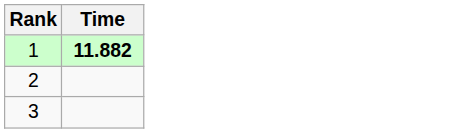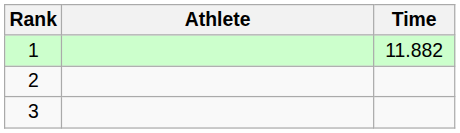+ column: (218, 19)
(103, 50) bold -> (414, 50) normal
